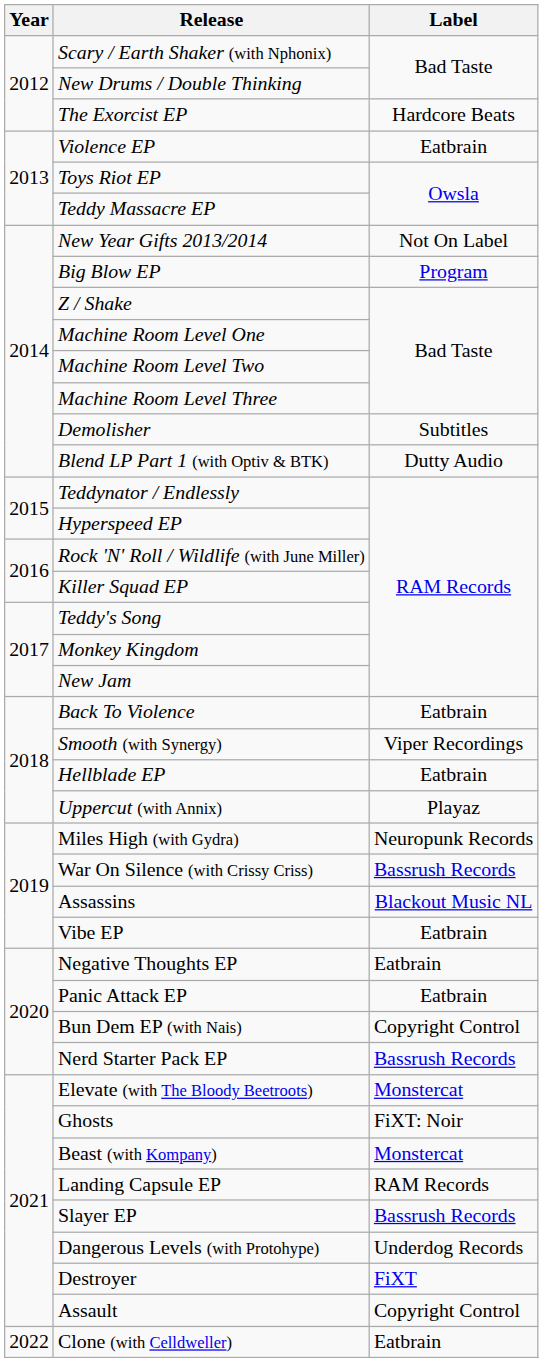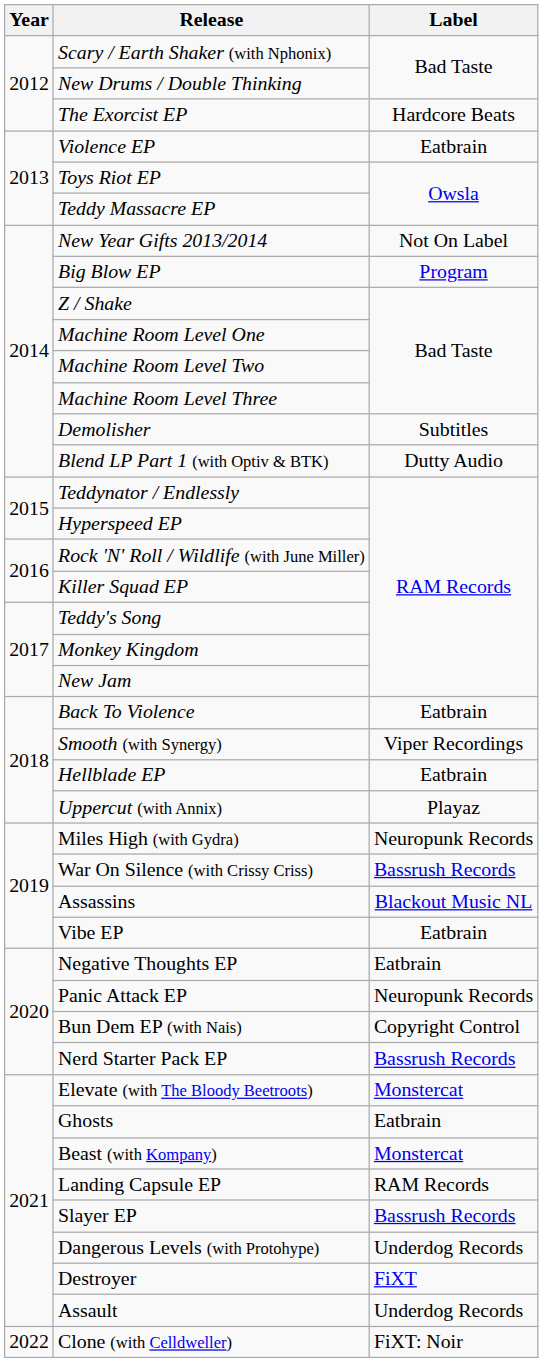(454, 995) Eatbrain -> (454, 995) Neuropunk Records
(418, 1121) FiXT: Noir -> (407, 1121) Eatbrain
(447, 1310) Copyright Control -> (449, 1310) Underdog Records
(407, 1341) Eatbrain -> (418, 1341) FiXT: Noir
